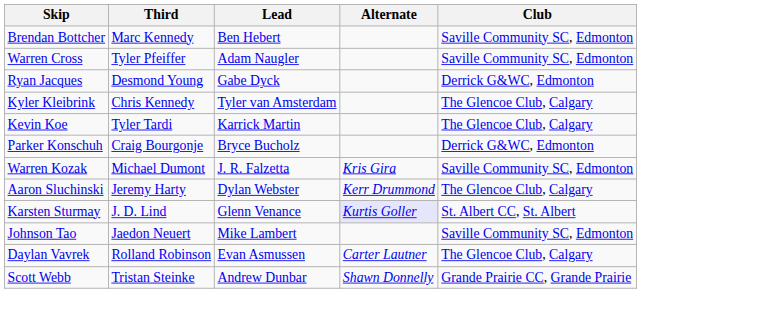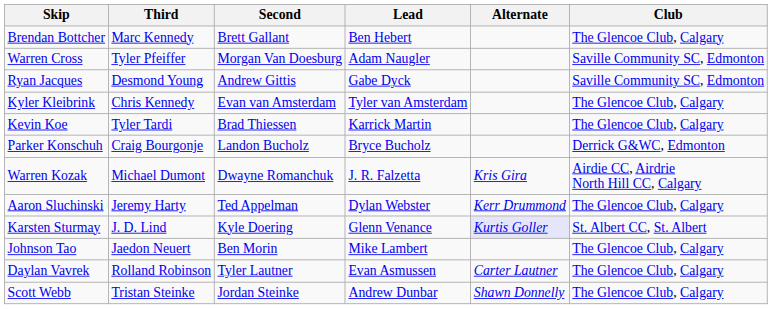+ column: (280, 15)
(537, 37) Saville Community SC, Edmonton -> (648, 37) The Glencoe Club, Calgary
(518, 80) Derrick G&WC, Edmonton -> (668, 80) Saville Community SC, Edmonton
(537, 168) Saville Community SC, Edmonton -> (637, 175) Airdie CC, Airdrie North Hill CC, Calgary
(537, 233) Saville Community SC, Edmonton -> (648, 249) The Glencoe Club, Calgary
(536, 277) Grande Prairie CC, Grande Prairie -> (648, 292) The Glencoe Club, Calgary
